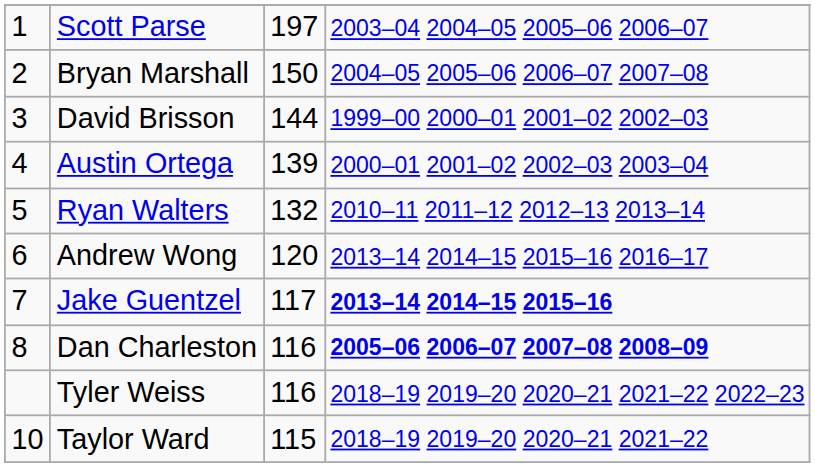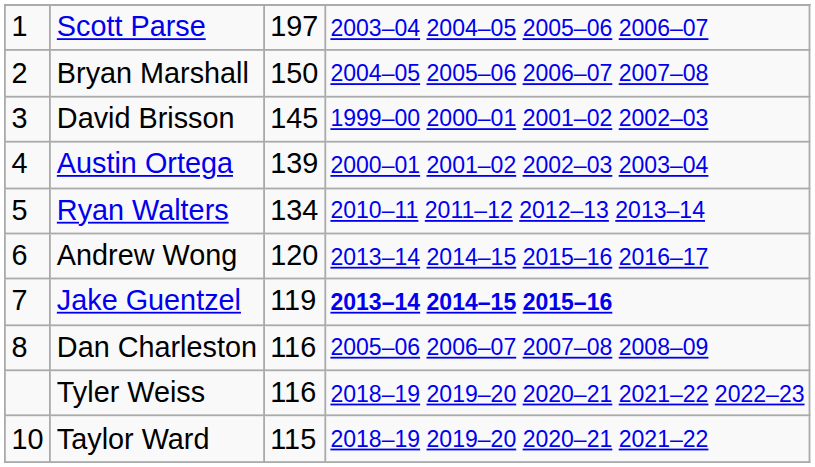(294, 118) 144 -> (294, 118) 145
(294, 210) 132 -> (294, 210) 134
(293, 301) 117 -> (293, 301) 119
(519, 347) bold -> (519, 347) normal
